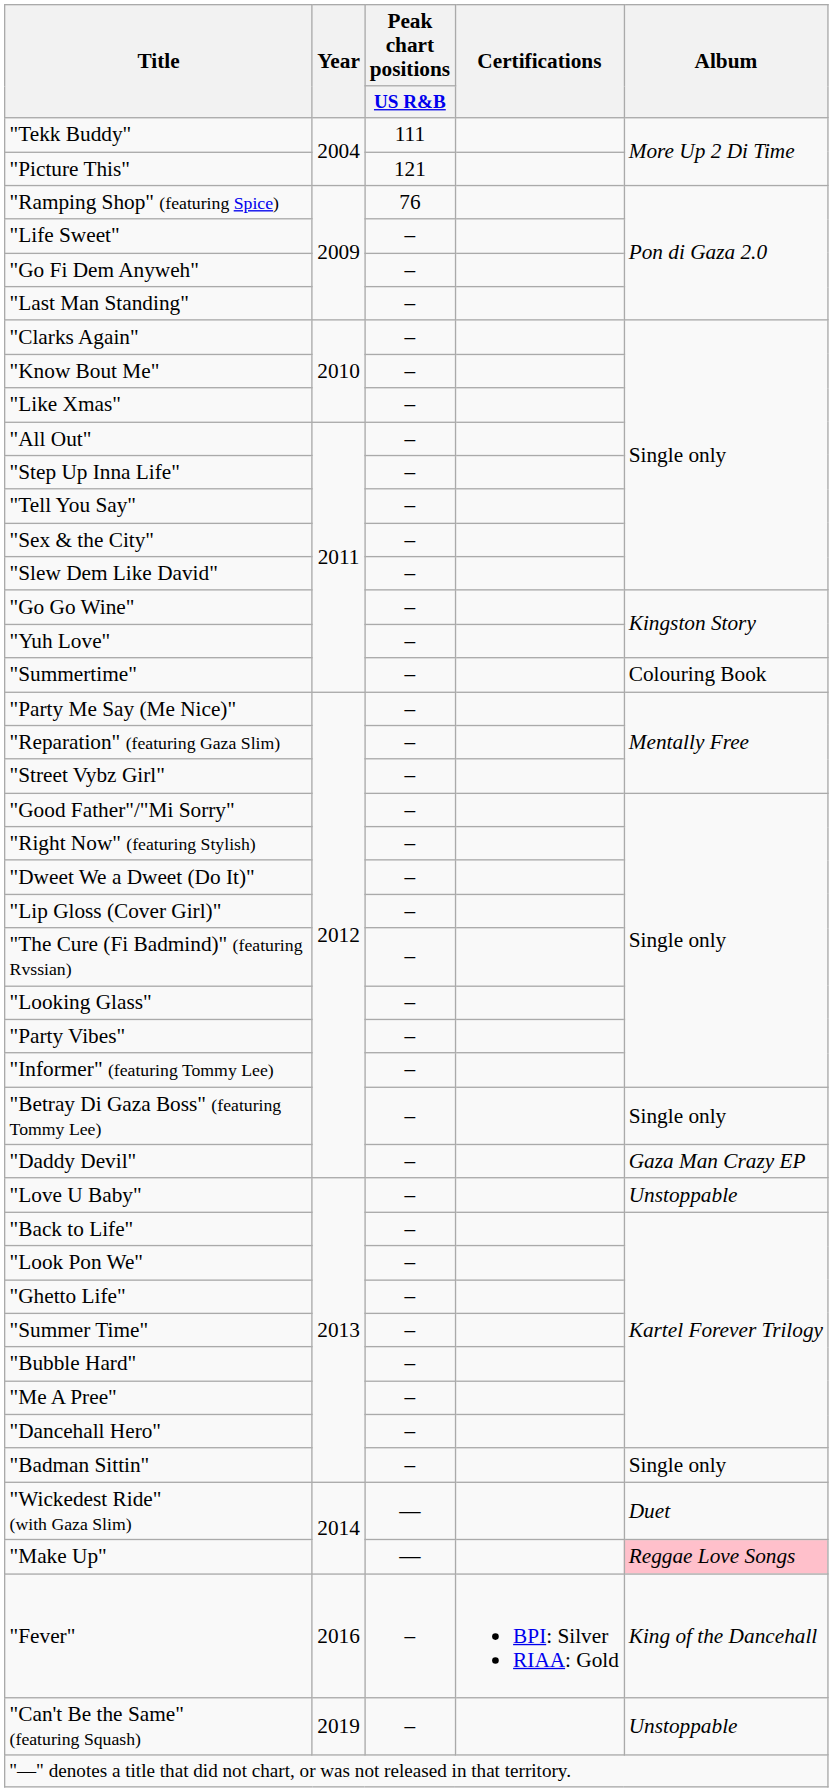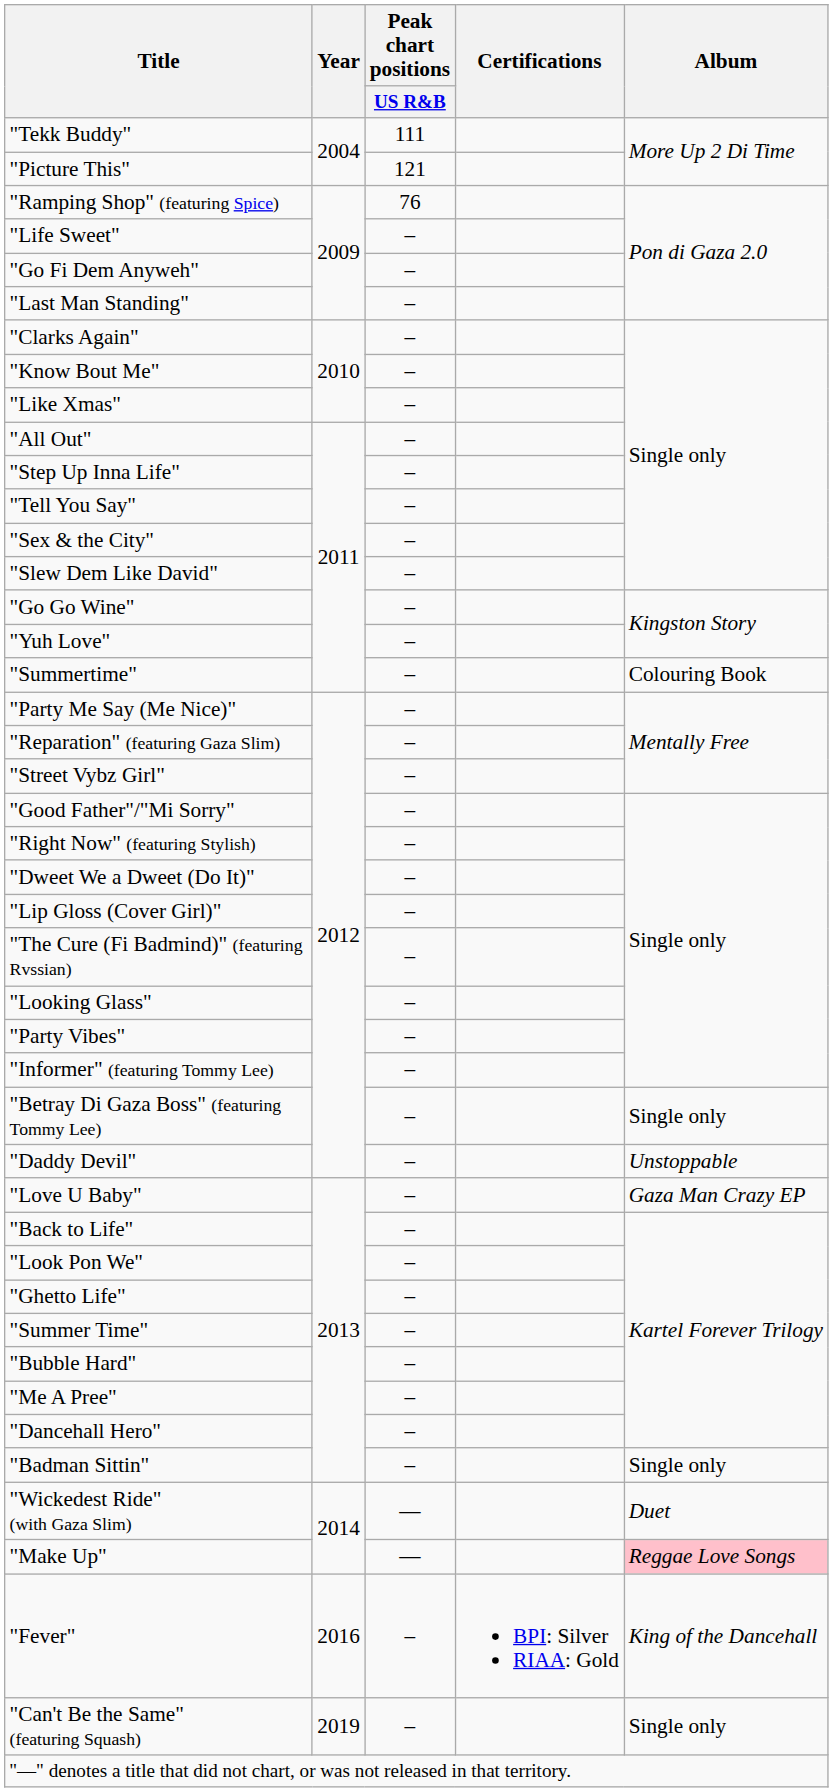(717, 1161) Gaza Man Crazy EP -> (683, 1161) Unstoppable
(683, 1194) Unstoppable -> (717, 1194) Gaza Man Crazy EP
(683, 1726) Unstoppable -> (677, 1726) Single only
